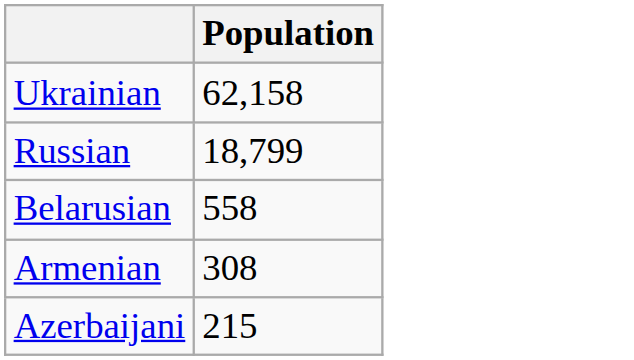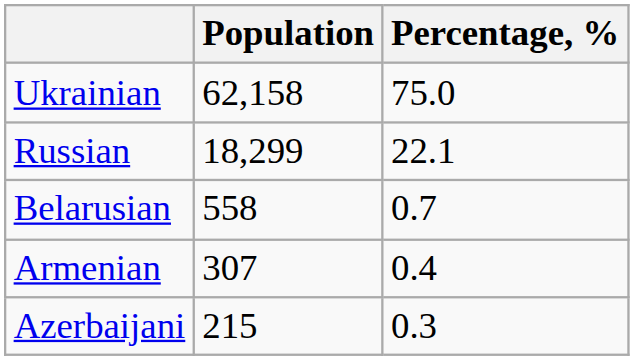+ column: (505, 33)
(253, 150) 18,799 -> (253, 150) 18,299
(230, 267) 308 -> (230, 267) 307
